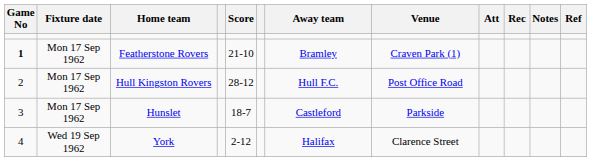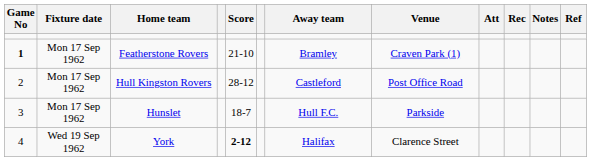(318, 83) Hull F.C. -> (318, 83) Castleford
(318, 112) Castleford -> (318, 112) Hull F.C.
(241, 142) normal -> (241, 142) bold
